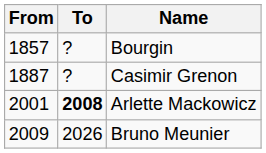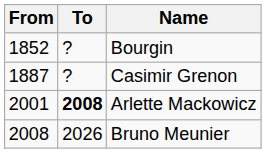(29, 47) 1857 -> (29, 47) 1852
(29, 133) 2009 -> (29, 133) 2008
